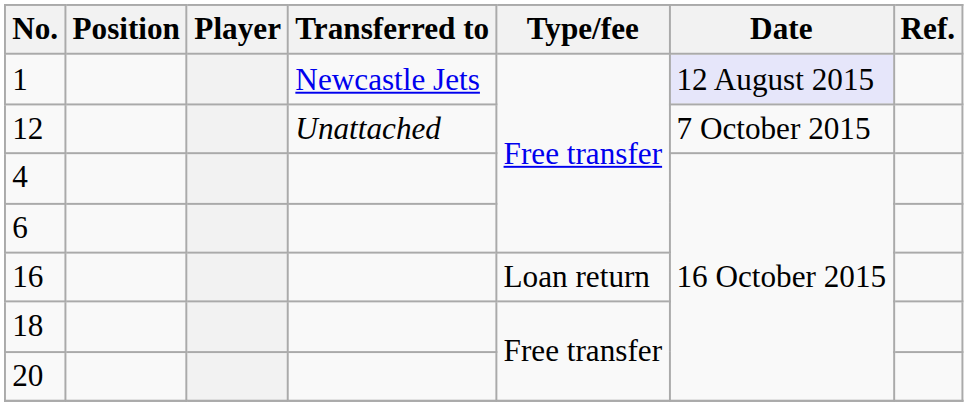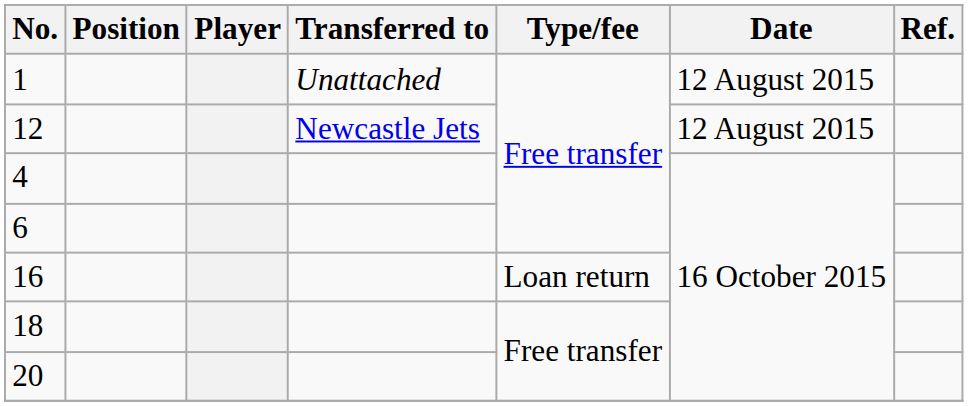(388, 78) Newcastle Jets -> (368, 78) Unattached
(775, 78) lavender background -> (775, 78) no background
(368, 128) Unattached -> (388, 128) Newcastle Jets
(774, 128) 7 October 2015 -> (775, 128) 12 August 2015
